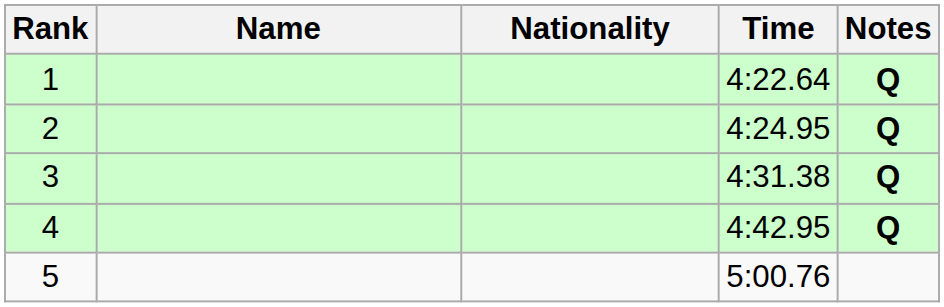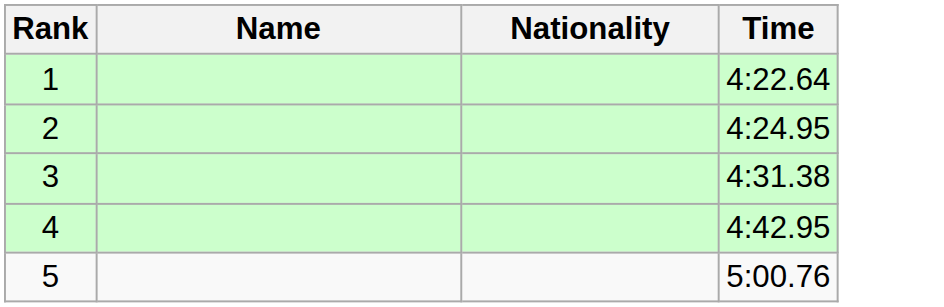- column: (888, 29)
